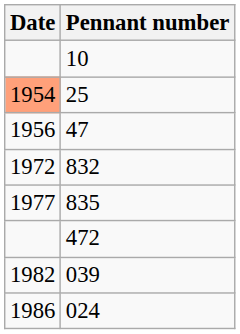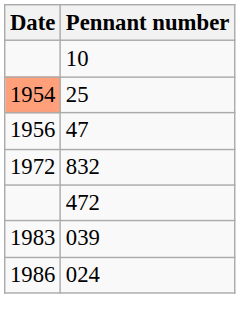- row: (83, 202)
(33, 274) 1982 -> (33, 238) 1983
